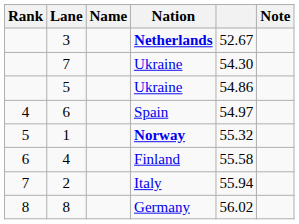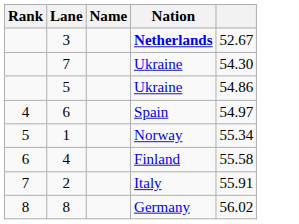- column: (275, 16)
(160, 135) bold -> (158, 135) normal
(236, 135) 55.32 -> (236, 135) 55.34
(236, 183) 55.94 -> (236, 183) 55.91
